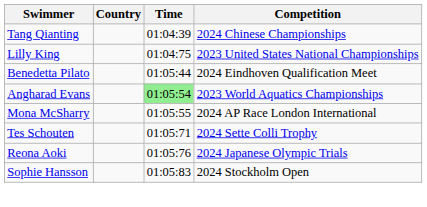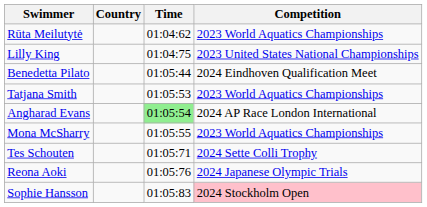- row: (43, 34)
+ row: (45, 34)
+ row: (42, 93)
(290, 93) 2023 World Aquatics Championships -> (287, 113) 2024 AP Race London International
(287, 113) 2024 AP Race London International -> (290, 133) 2023 World Aquatics Championships
(253, 172) no background -> (253, 192) pink background
